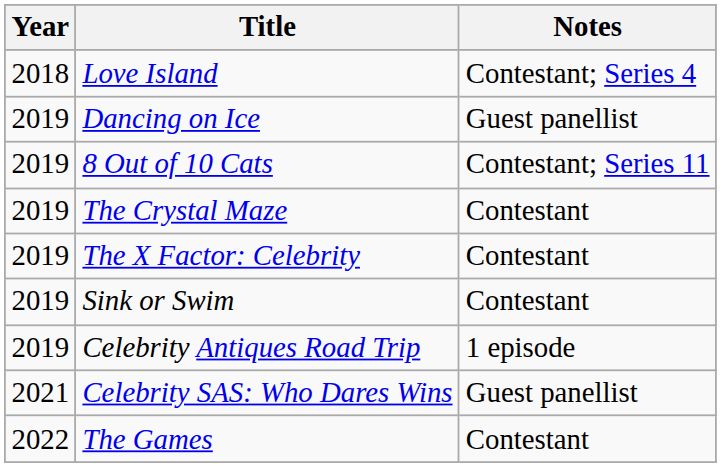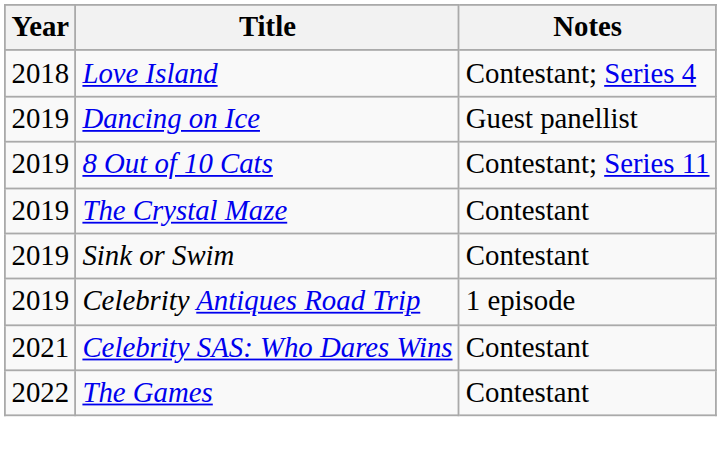- row: (221, 255)
(552, 392) Guest panellist -> (527, 347) Contestant
